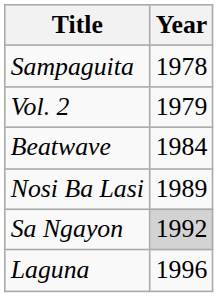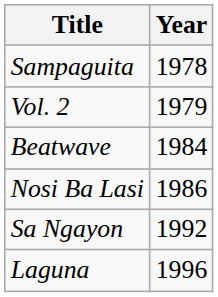(182, 188) 1989 -> (182, 188) 1986
(182, 229) lightgrey background -> (182, 229) no background
